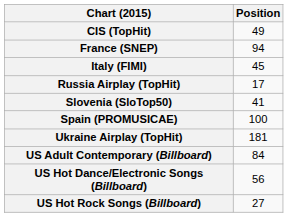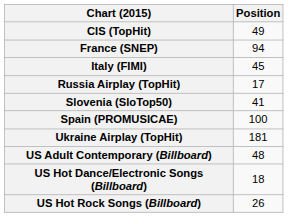(258, 155) 84 -> (258, 155) 48
(258, 179) 56 -> (258, 179) 18
(258, 203) 27 -> (258, 203) 26
